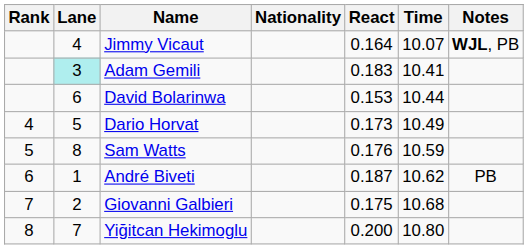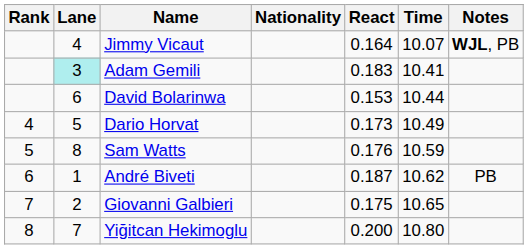(423, 204) 10.68 -> (423, 204) 10.65
